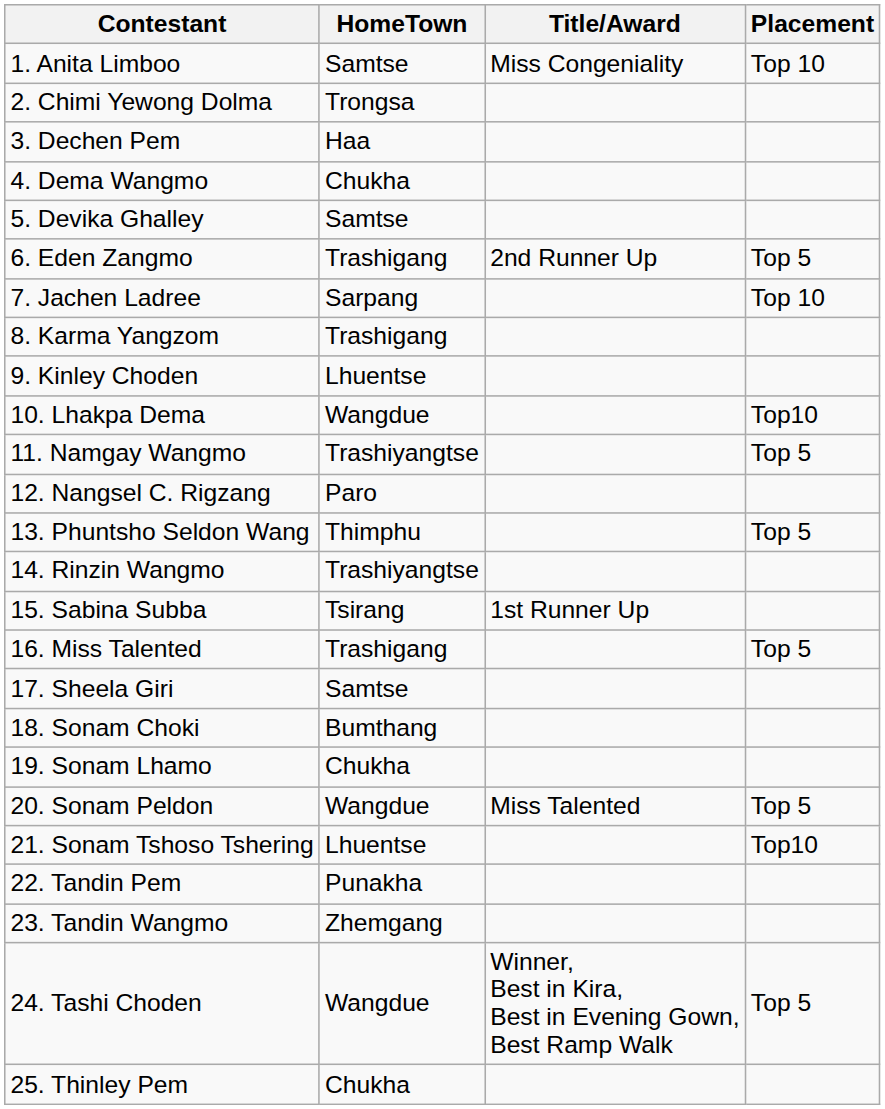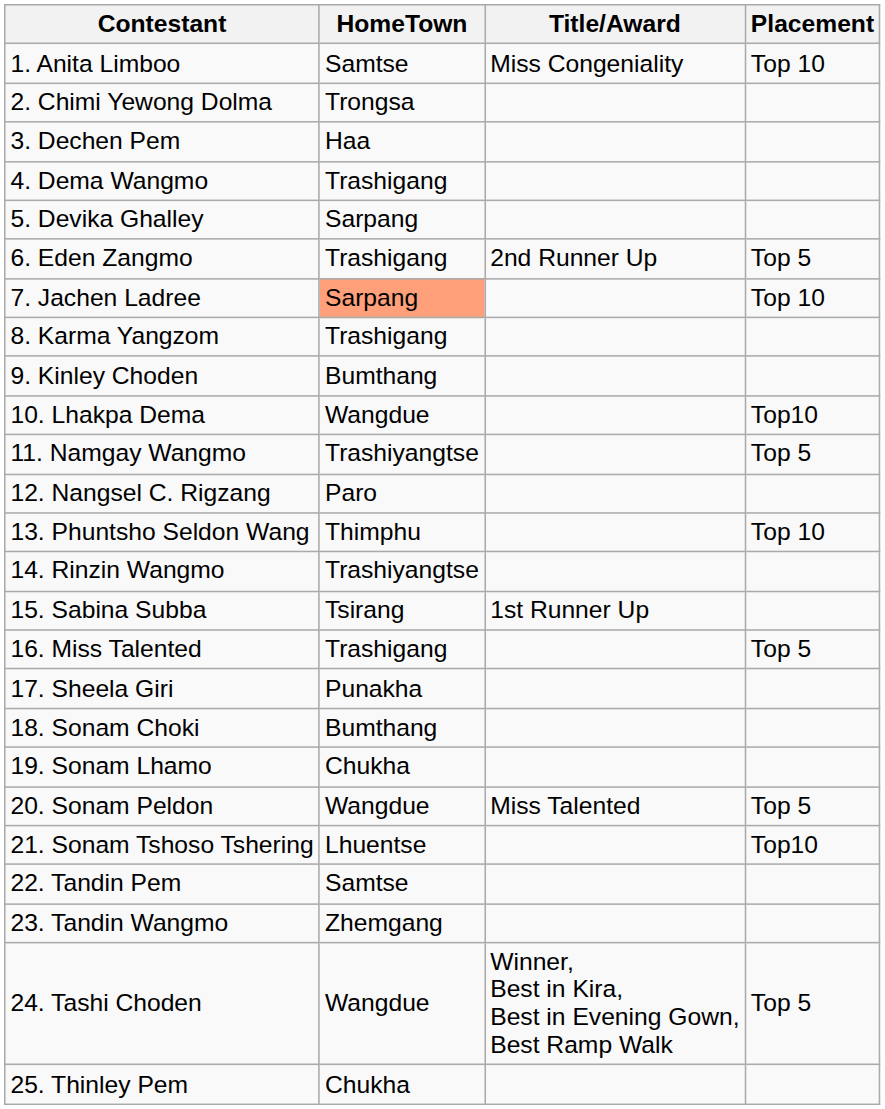(367, 180) Chukha -> (386, 180) Trashigang
(367, 219) Samtse -> (372, 219) Sarpang
(372, 297) no background -> (372, 297) lightsalmon background
(376, 375) Lhuentse -> (381, 375) Bumthang
(781, 532) Top 5 -> (788, 532) Top 10
(367, 688) Samtse -> (374, 688) Punakha
(374, 883) Punakha -> (367, 883) Samtse
